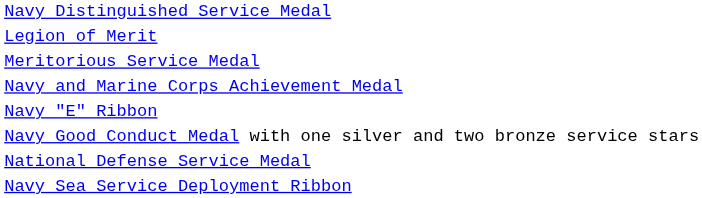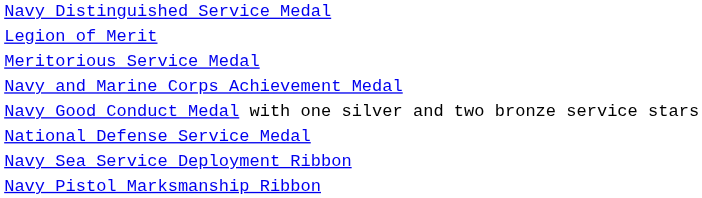- row: (81, 111)
+ row: (163, 186)
